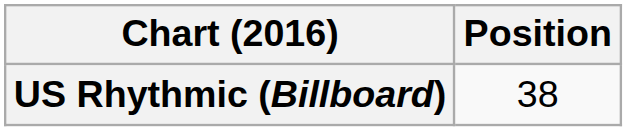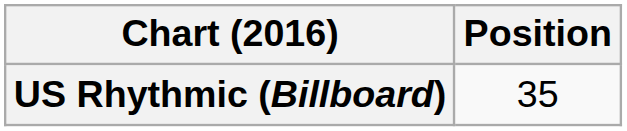(538, 93) 38 -> (538, 93) 35
